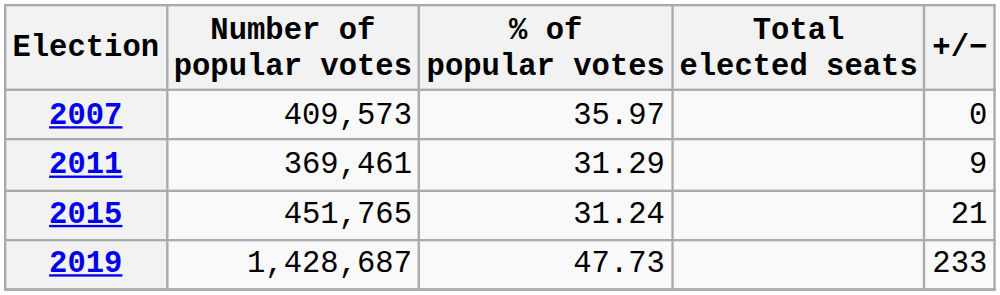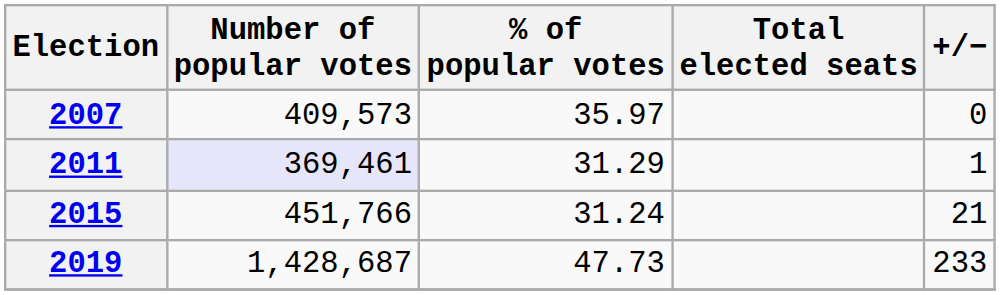(348, 165) no background -> (348, 165) lavender background
(978, 165) 9 -> (978, 165) 1
(348, 215) 451,765 -> (348, 215) 451,766
